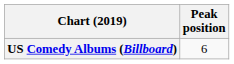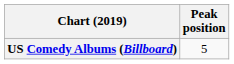(204, 48) 6 -> (204, 48) 5
